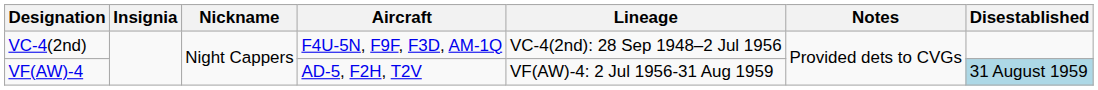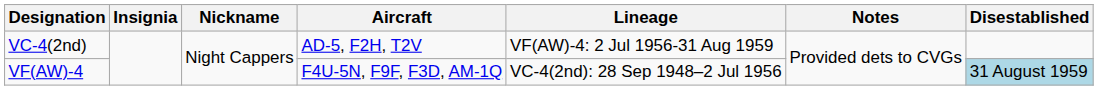(402, 44) F4U-5N, F9F, F3D, AM-1Q -> (362, 44) AD-5, F2H, T2V
(646, 44) VC-4(2nd): 28 Sep 1948–2 Jul 1956 -> (642, 44) VF(AW)-4: 2 Jul 1956-31 Aug 1959
(362, 71) AD-5, F2H, T2V -> (402, 71) F4U-5N, F9F, F3D, AM-1Q
(642, 71) VF(AW)-4: 2 Jul 1956-31 Aug 1959 -> (646, 71) VC-4(2nd): 28 Sep 1948–2 Jul 1956
